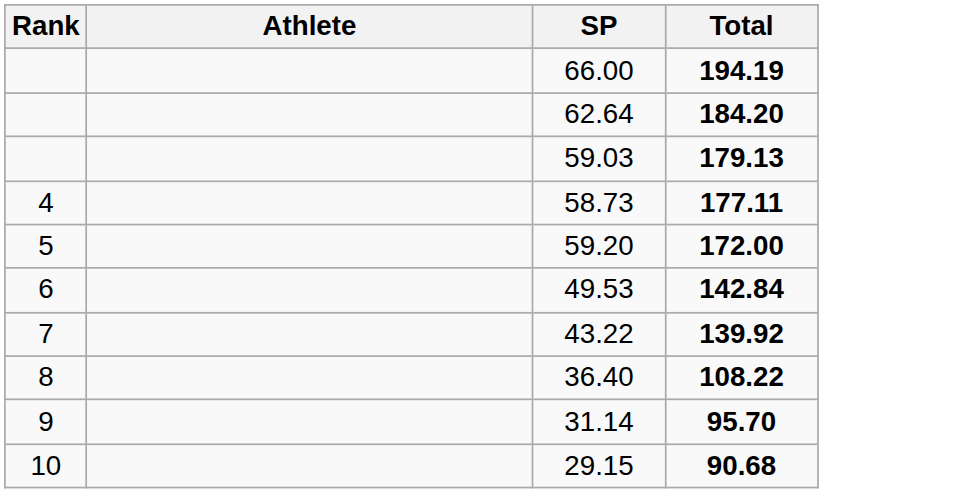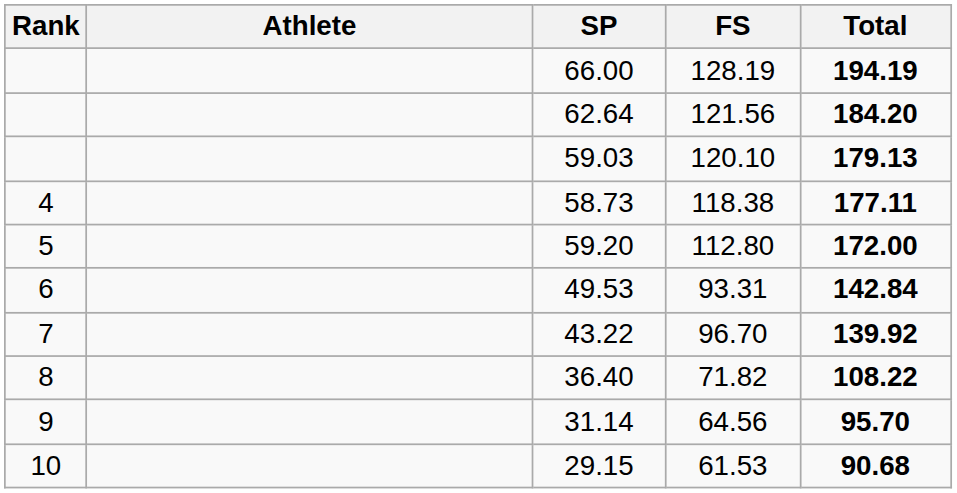+ column: (733, 26)
